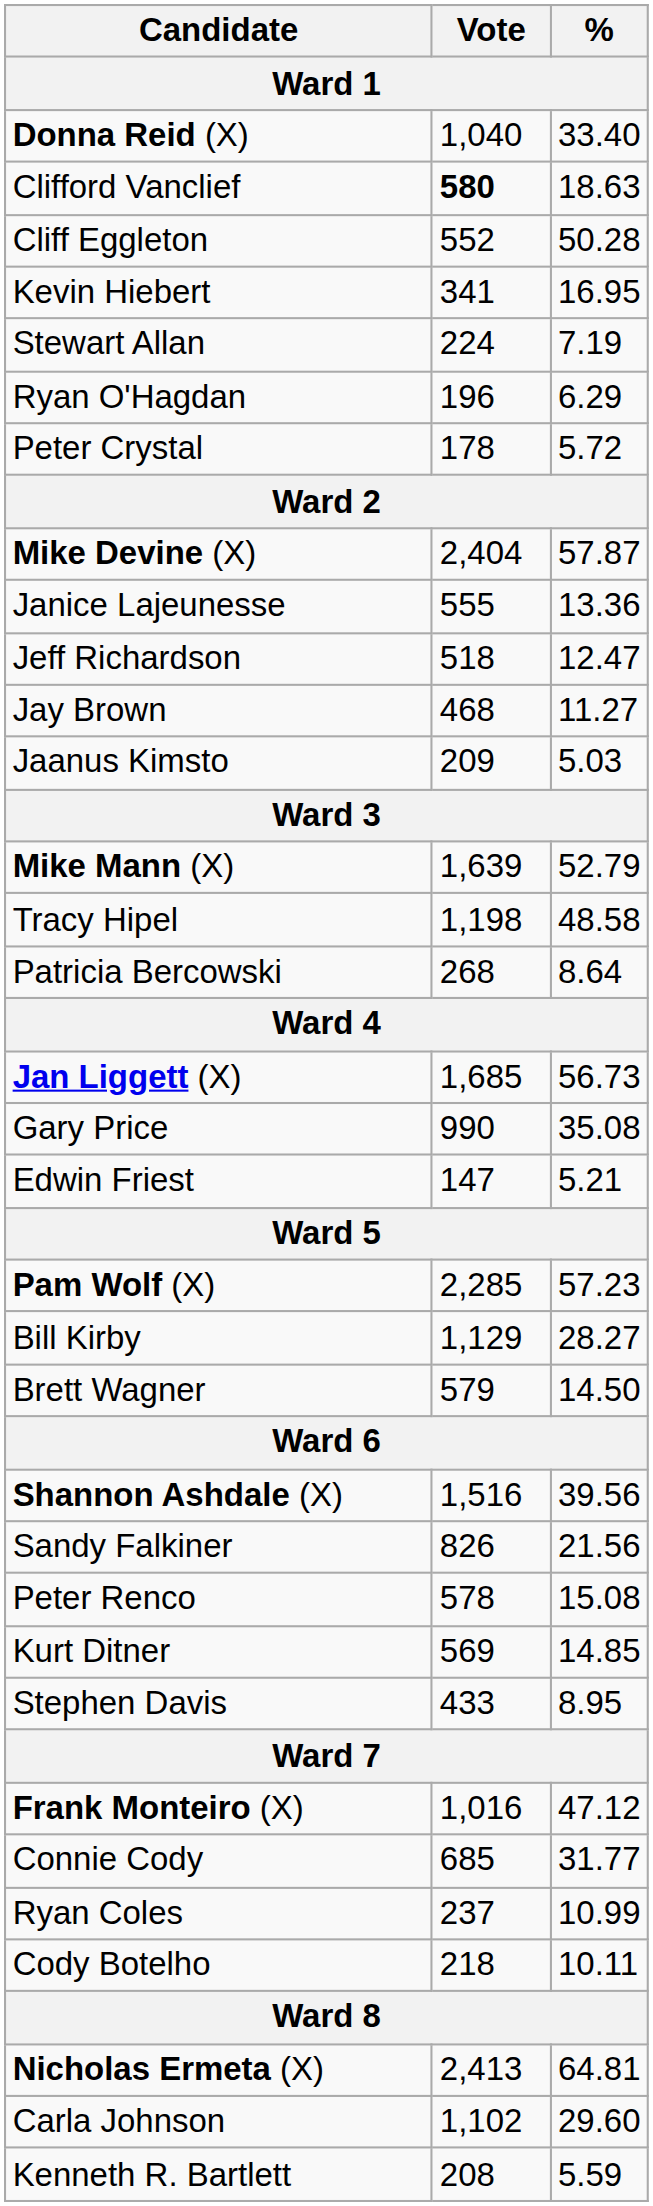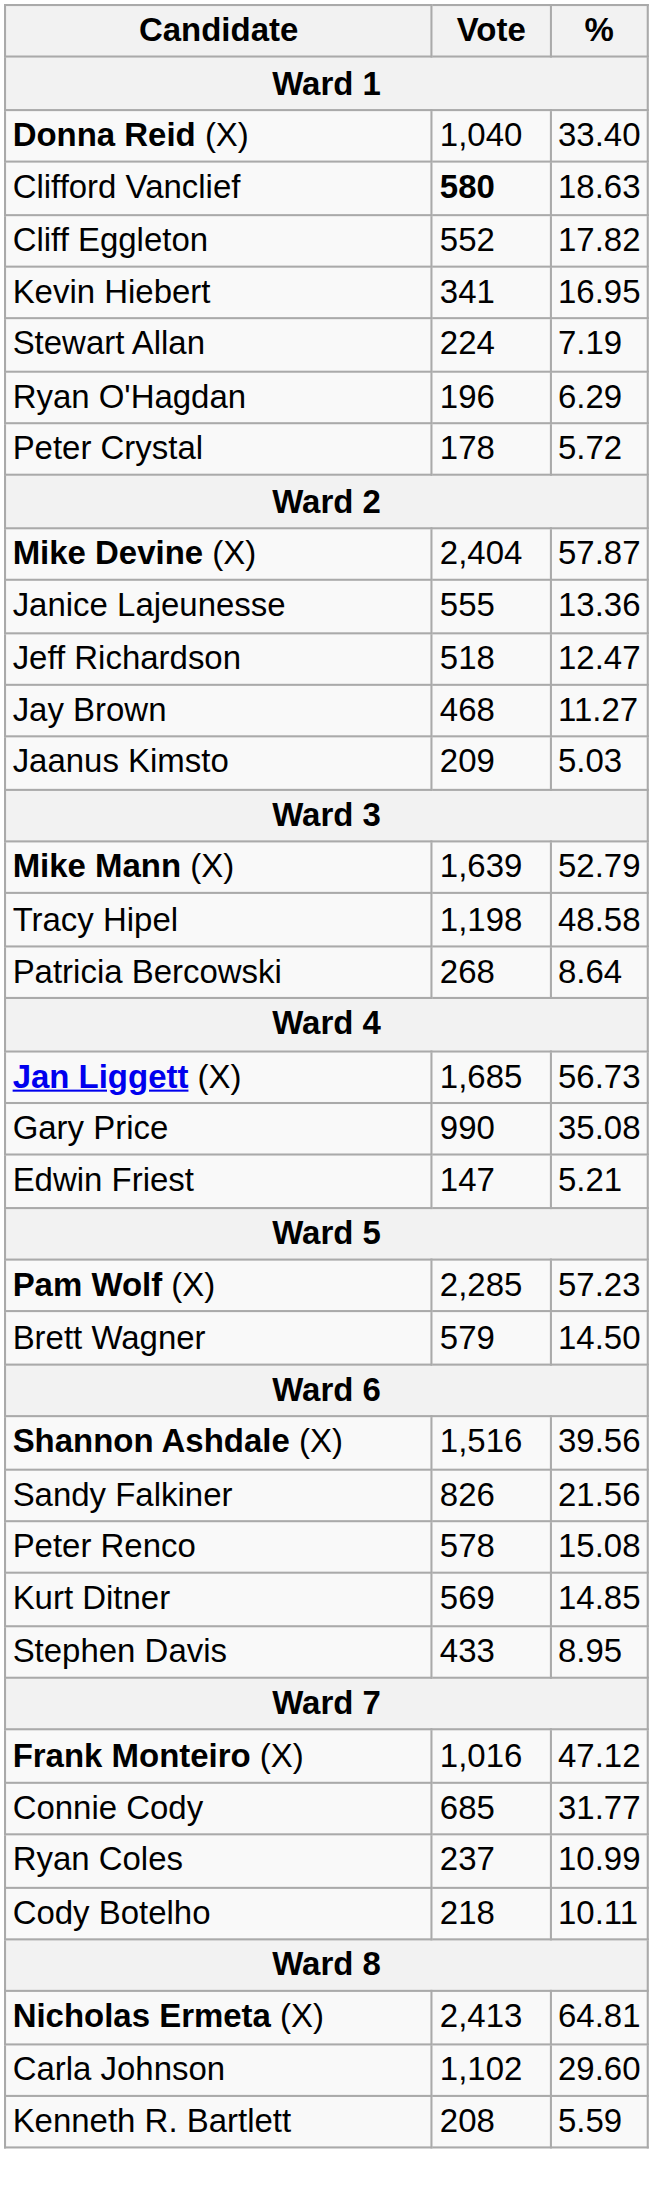(599, 239) 50.28 -> (599, 239) 17.82
- row: (77, 1337)
